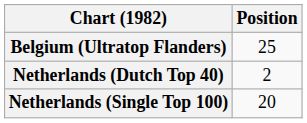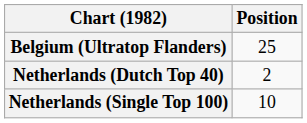(267, 103) 20 -> (267, 103) 10
